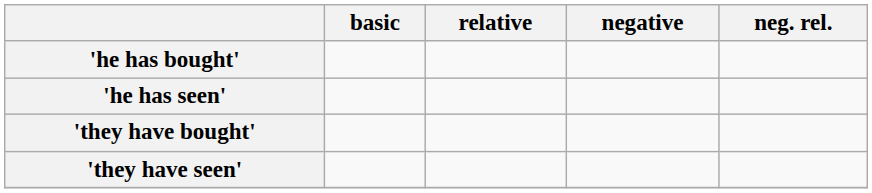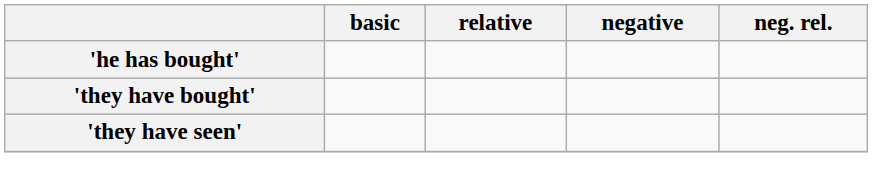- row: (165, 95)
